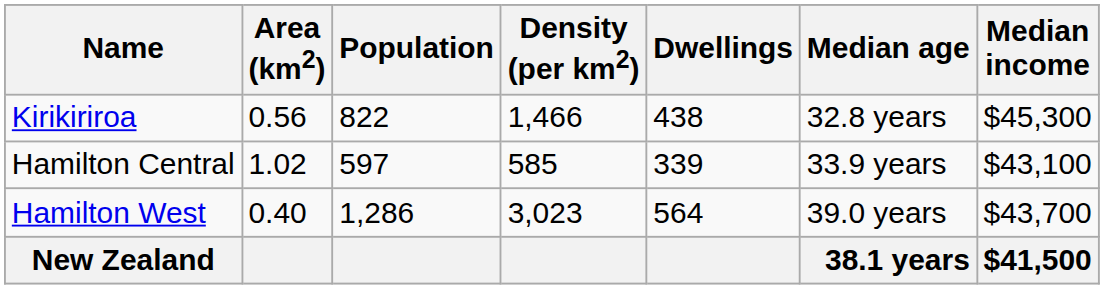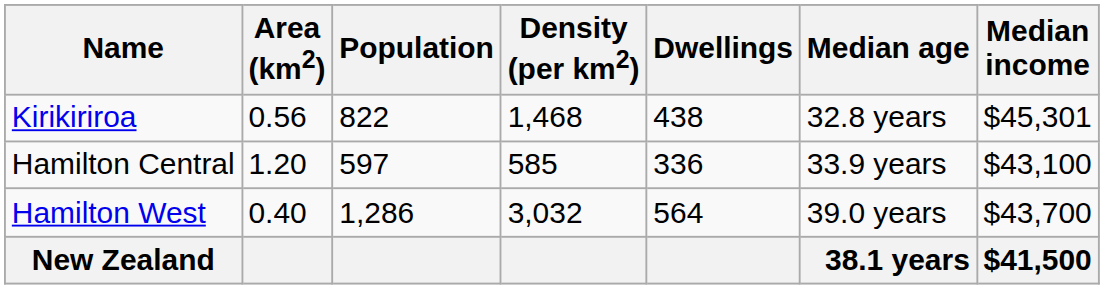(545, 117) 1,466 -> (545, 117) 1,468
(1038, 117) $45,300 -> (1038, 117) $45,301
(278, 164) 1.02 -> (278, 164) 1.20
(678, 164) 339 -> (678, 164) 336
(545, 212) 3,023 -> (545, 212) 3,032
